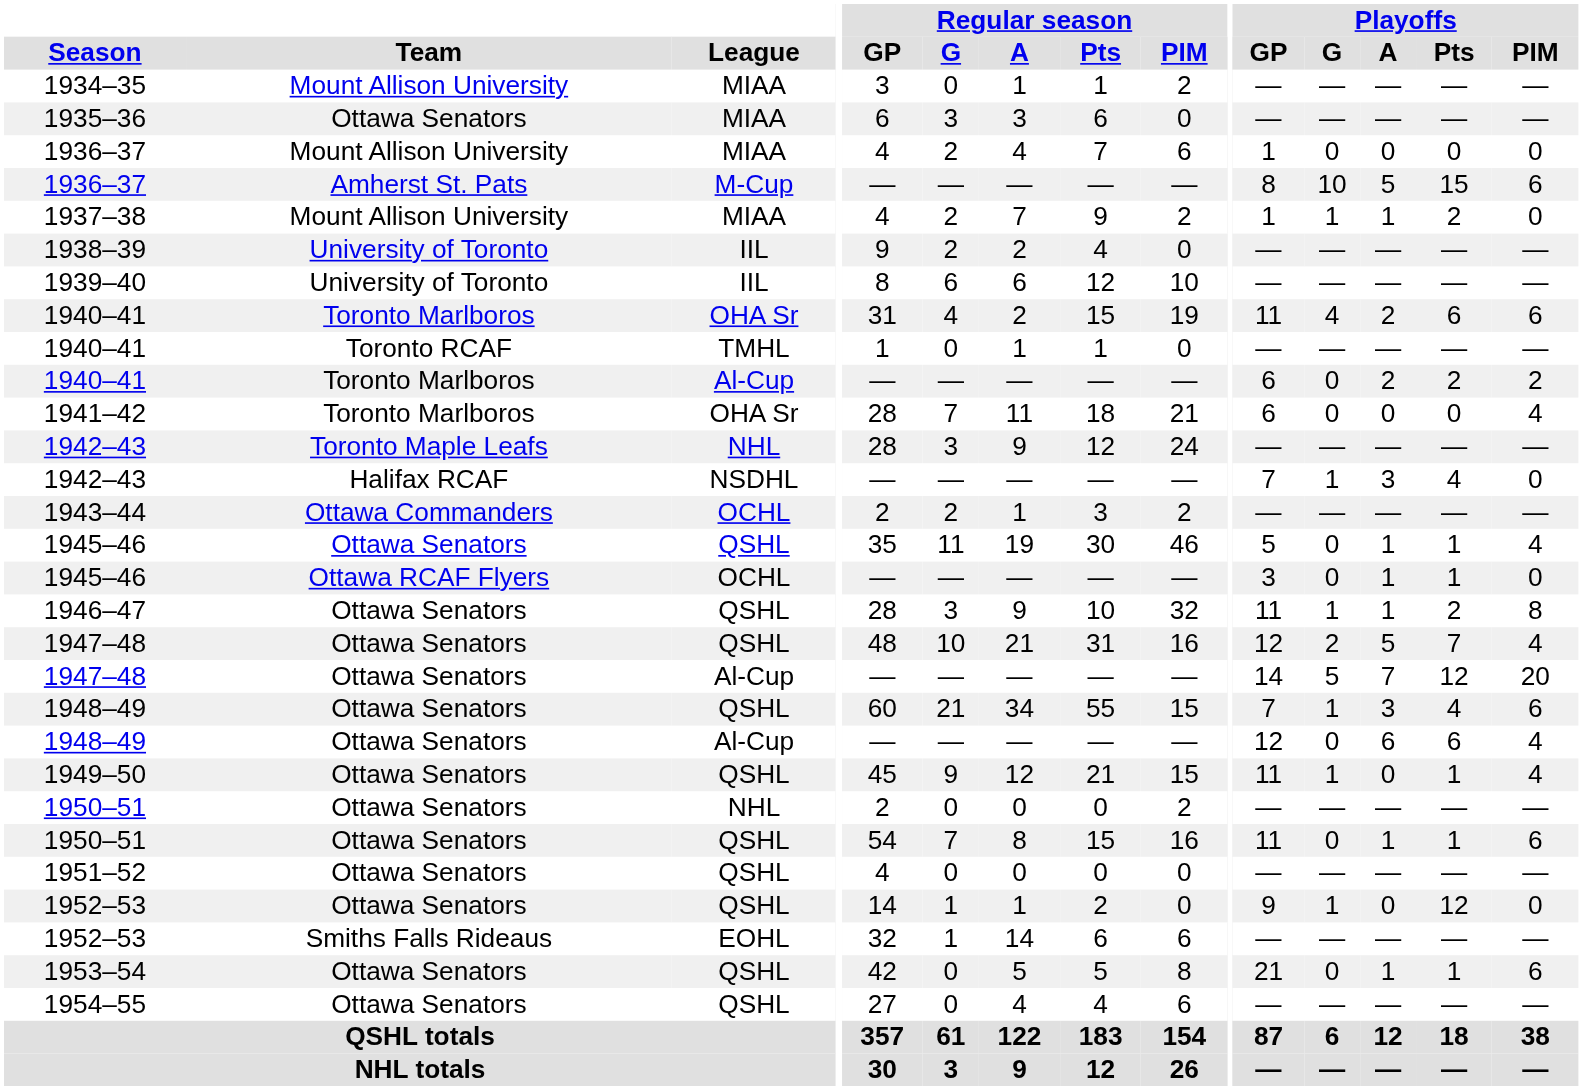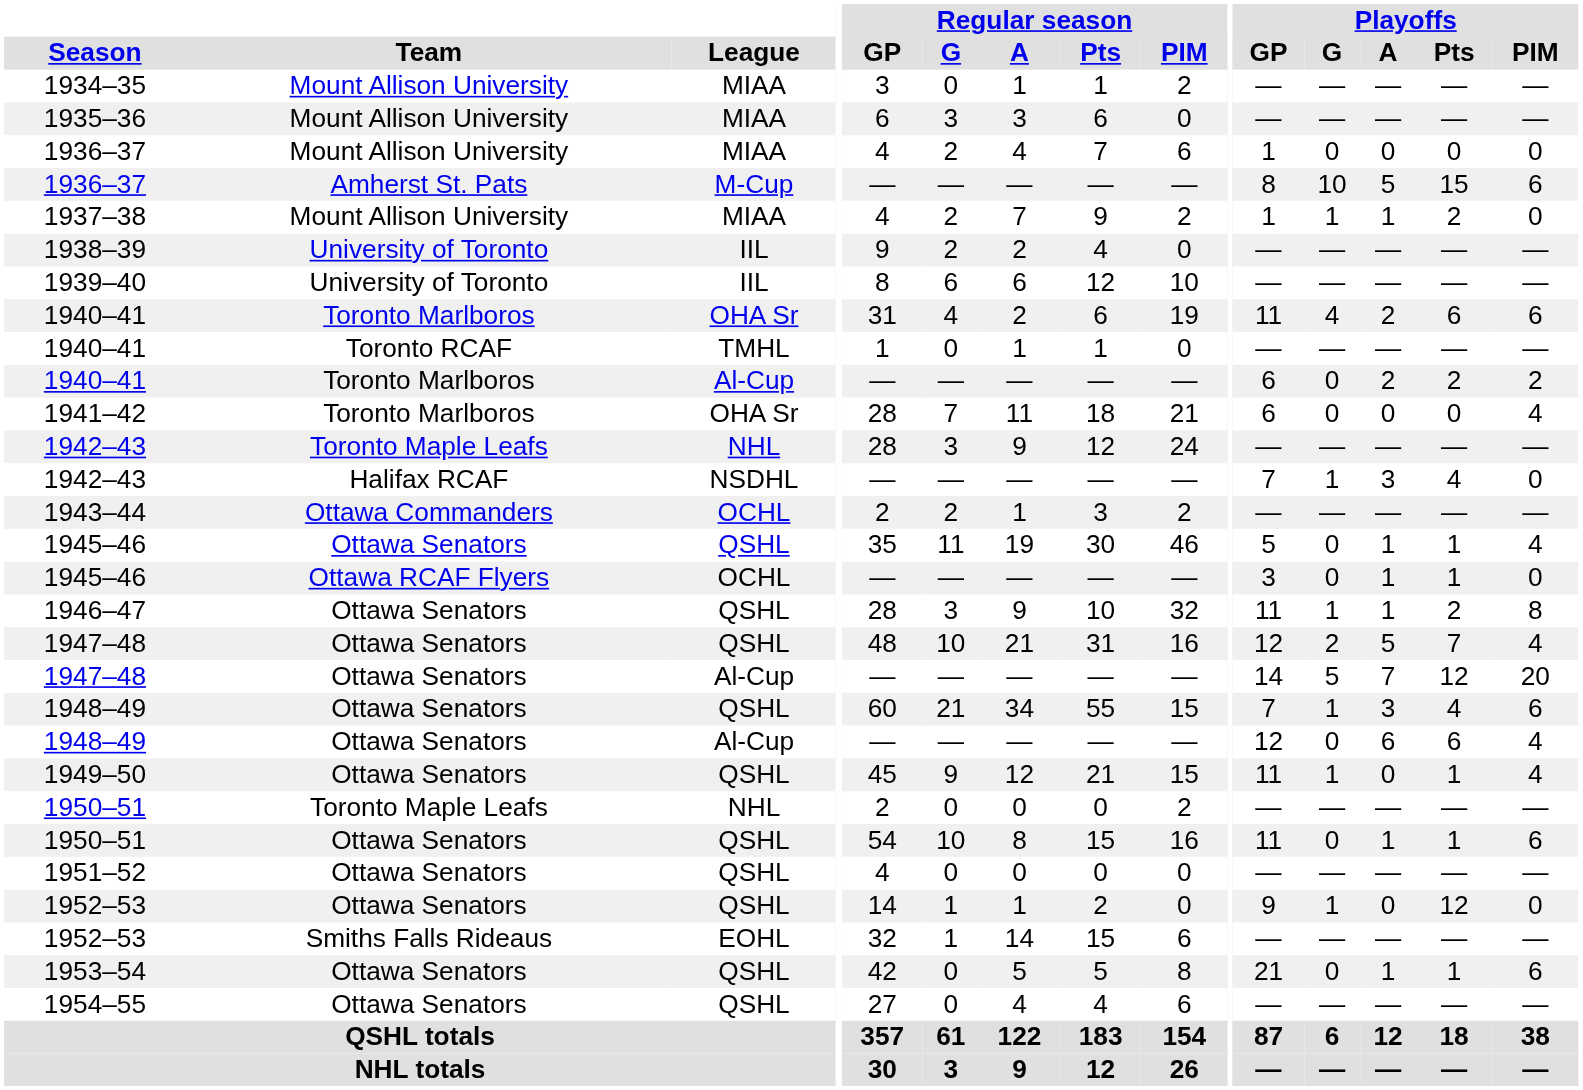(429, 118) Ottawa Senators -> (429, 118) Mount Allison University
(1101, 315) 15 -> (1101, 315) 6
(429, 807) Ottawa Senators -> (429, 807) Toronto Maple Leafs
(951, 840) 7 -> (951, 840) 10
(1101, 938) 6 -> (1101, 938) 15
